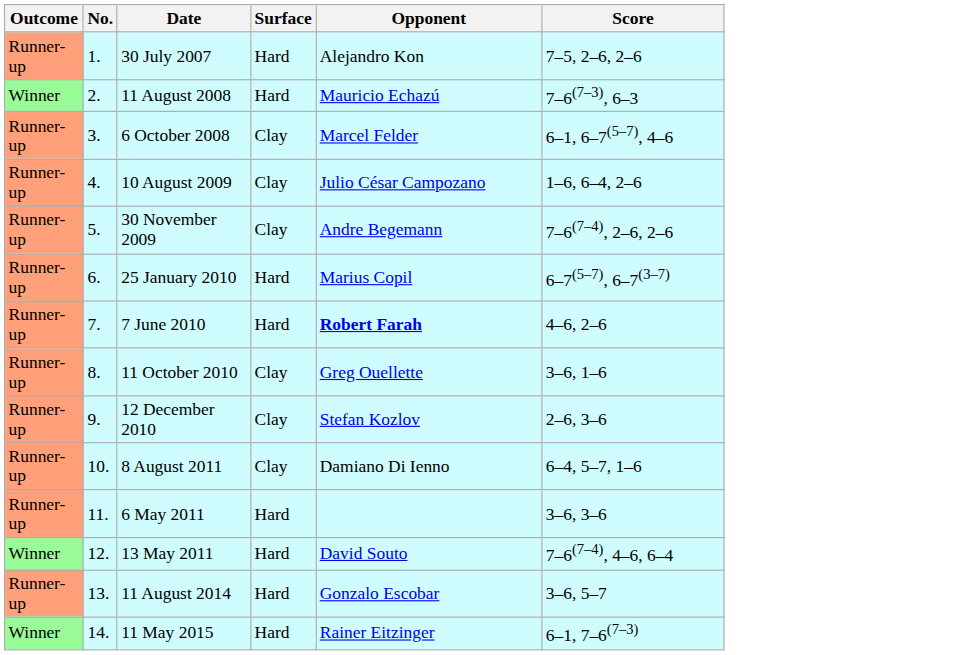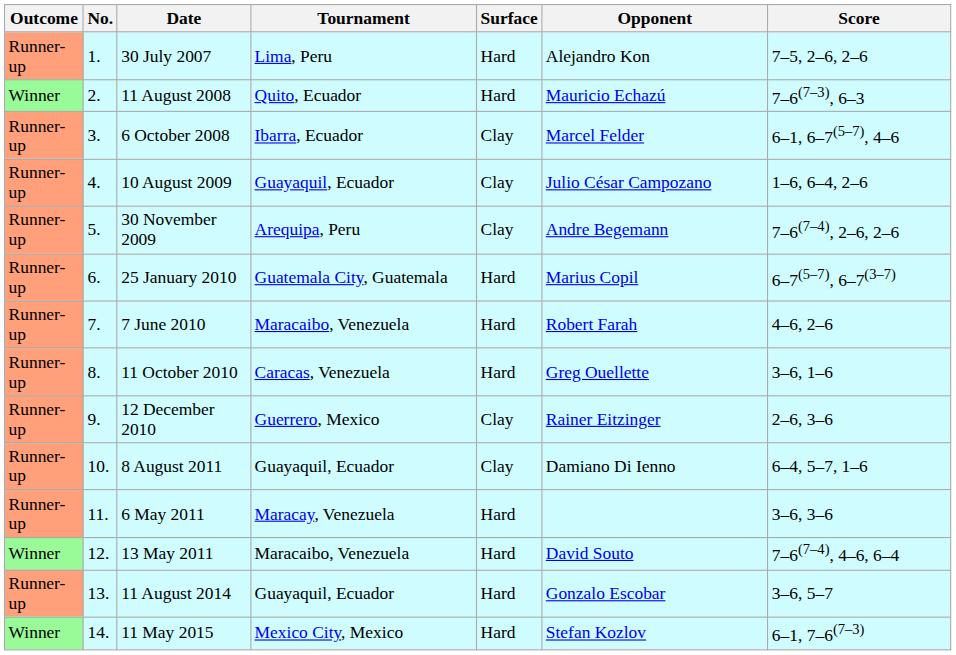+ column: (364, 18)
(371, 324) bold -> (592, 324) normal
(271, 371) Clay -> (498, 371) Hard
(370, 419) Stefan Kozlov -> (603, 419) Rainer Eitzinger
(377, 633) Rainer Eitzinger -> (596, 633) Stefan Kozlov
